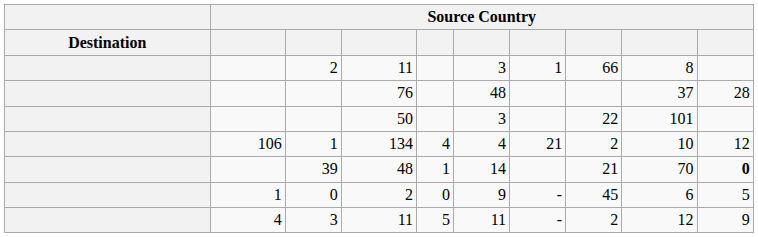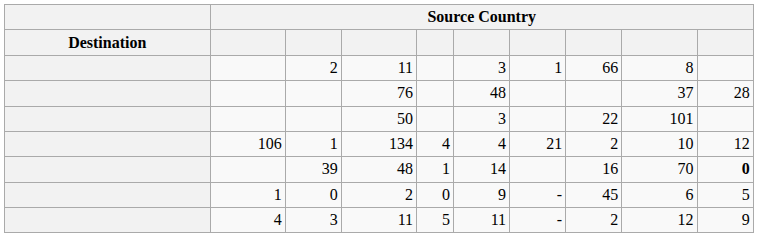(610, 169) 21 -> (610, 169) 16
